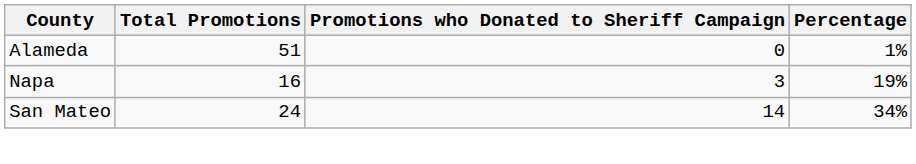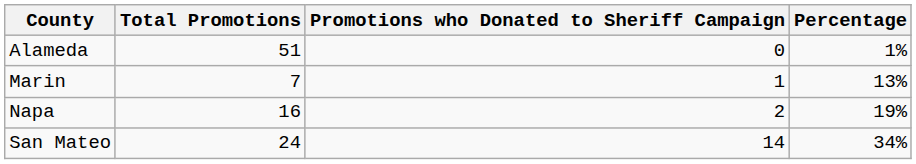+ row: (37, 82)
(779, 82) 3 -> (779, 112) 2
